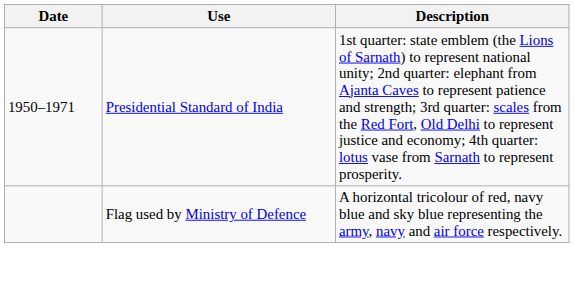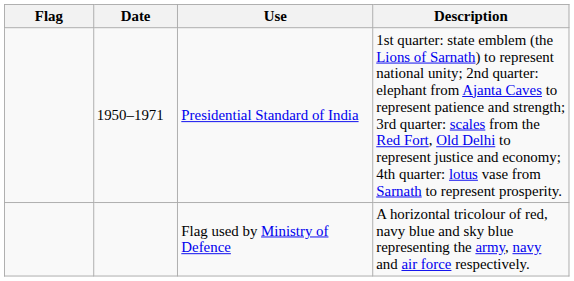+ column: (49, 16)
